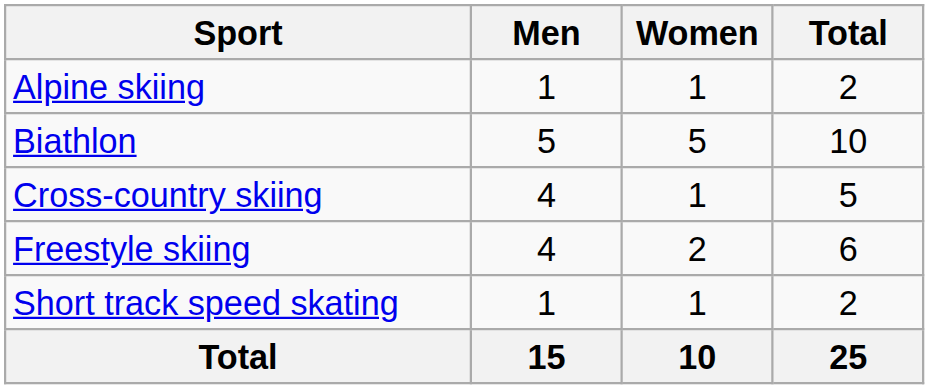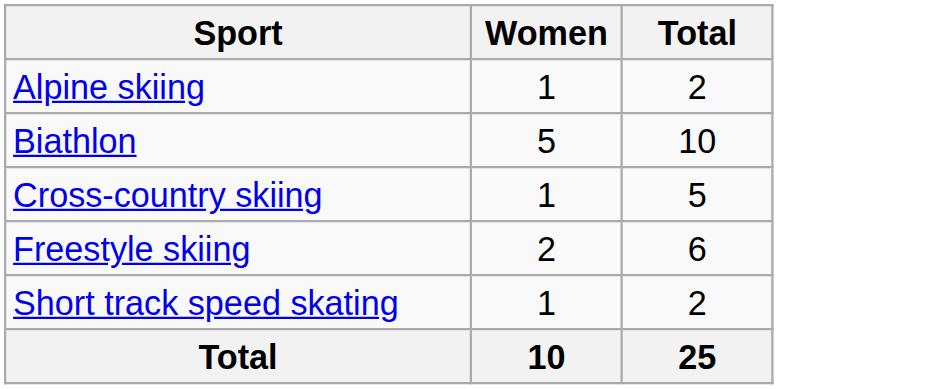- column: (546, 32)
